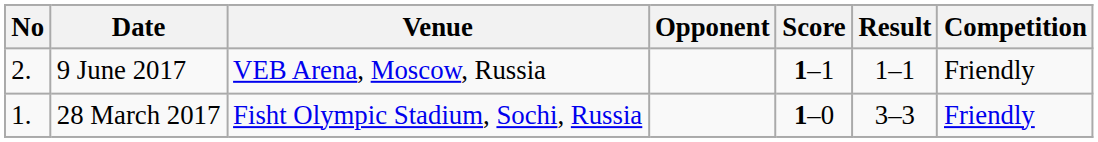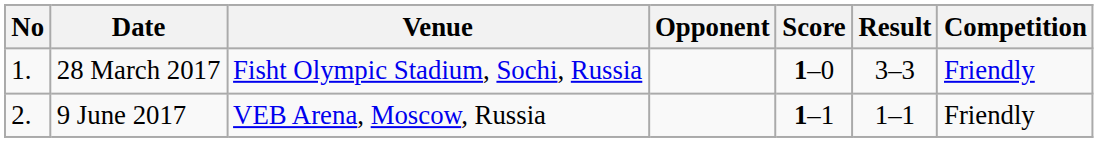rows swapped: (139, 114) <-> (121, 70)
